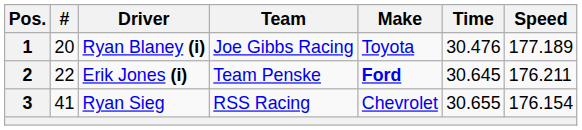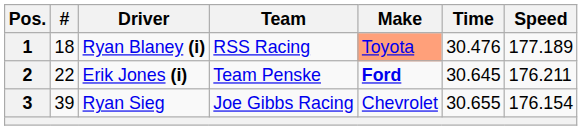(64, 47) 20 -> (64, 47) 18
(283, 47) Joe Gibbs Racing -> (262, 47) RSS Racing
(388, 47) no background -> (388, 47) lightsalmon background
(64, 103) 41 -> (64, 103) 39
(262, 103) RSS Racing -> (283, 103) Joe Gibbs Racing
